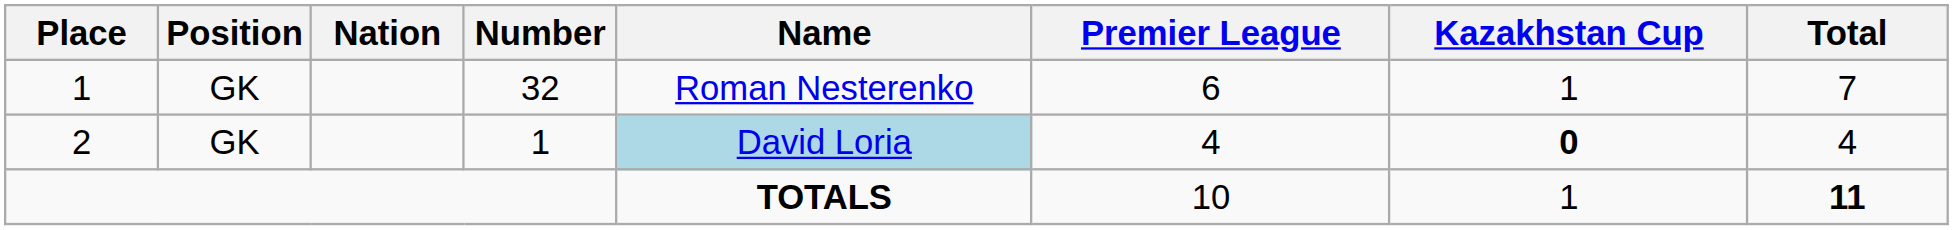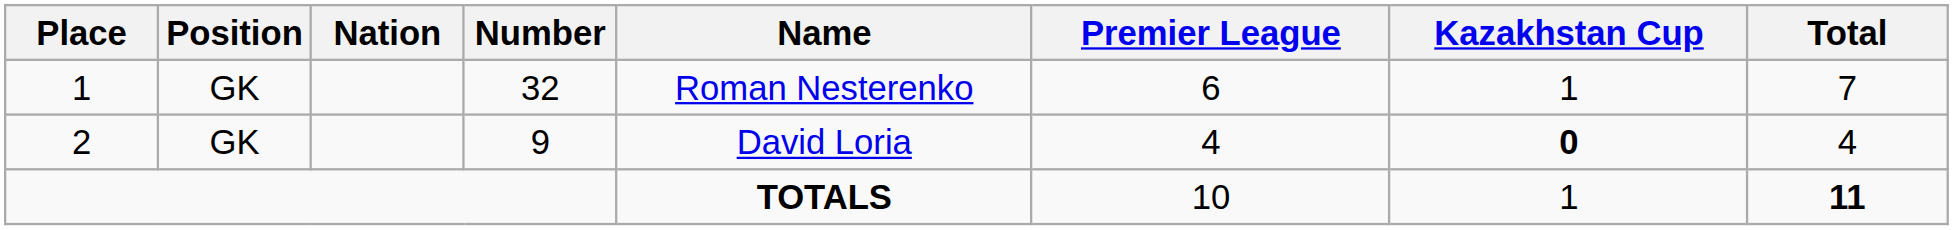(540, 142) 1 -> (540, 142) 9
(824, 142) lightblue background -> (824, 142) no background
